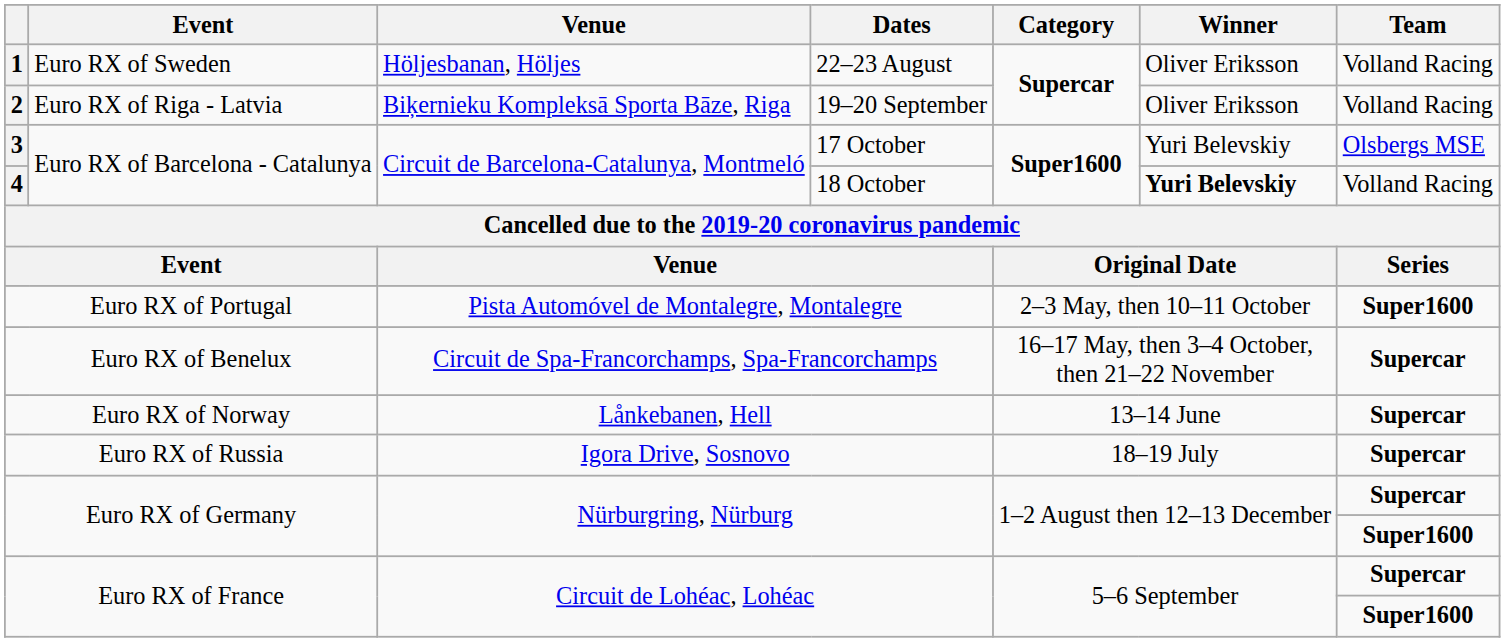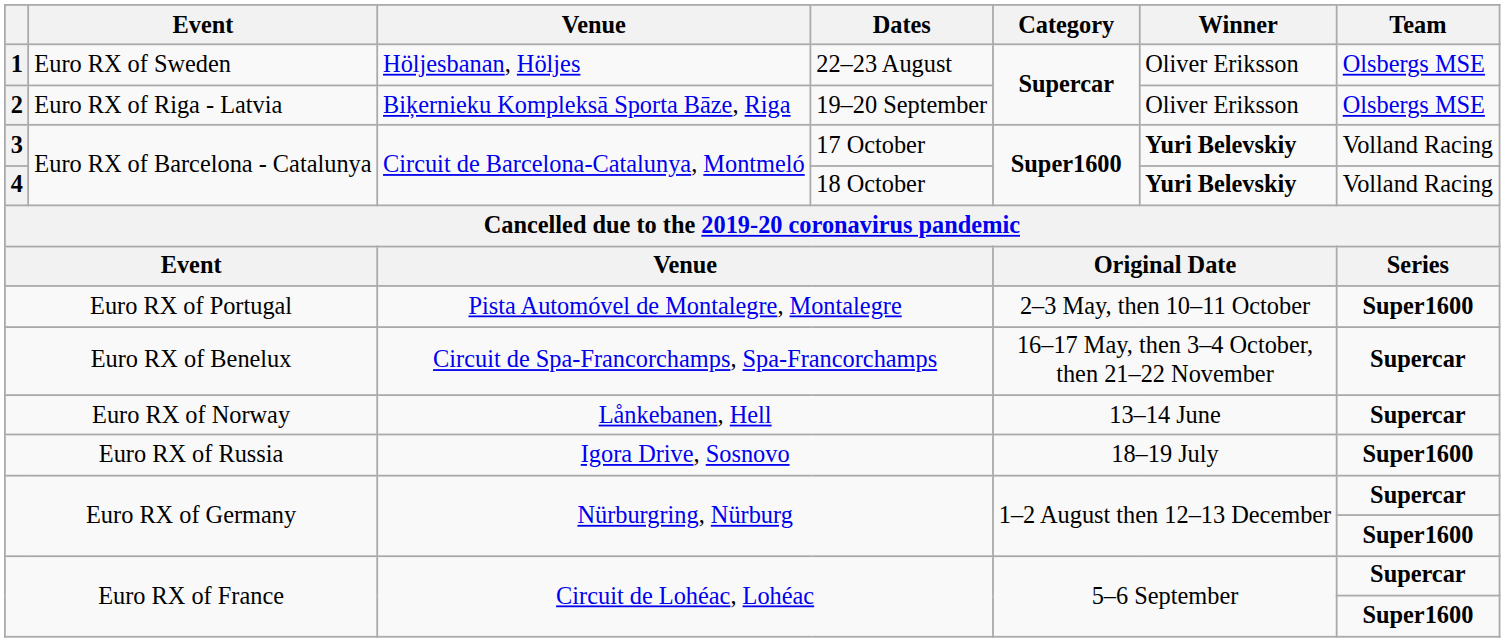(1418, 64) Volland Racing -> (1414, 64) Olsbergs MSE
(1418, 104) Volland Racing -> (1414, 104) Olsbergs MSE
(1218, 144) normal -> (1221, 144) bold
(1414, 144) Olsbergs MSE -> (1418, 144) Volland Racing
(1418, 454) Supercar -> (1418, 454) Super1600
